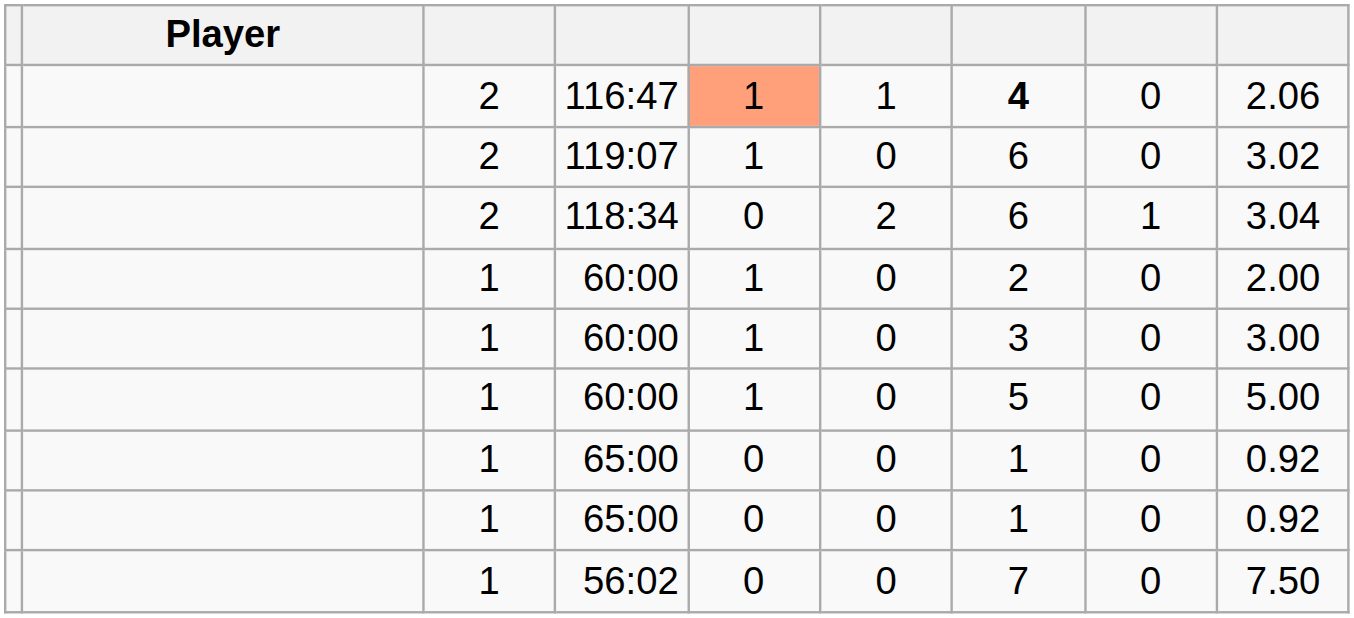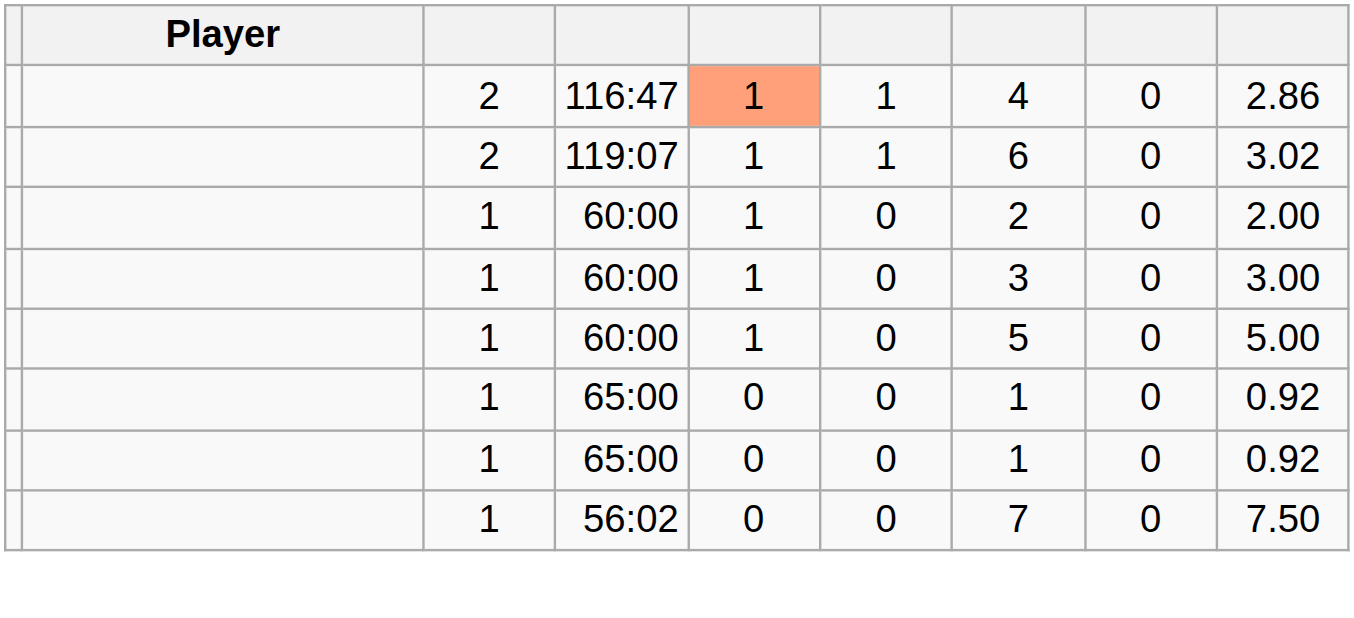(1018, 95) bold -> (1018, 95) normal
(1283, 95) 2.06 -> (1283, 95) 2.86
(886, 156) 0 -> (886, 156) 1
- row: (489, 216)
